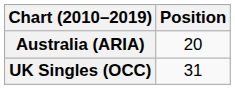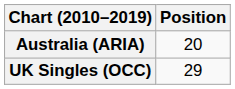(193, 71) 31 -> (193, 71) 29
